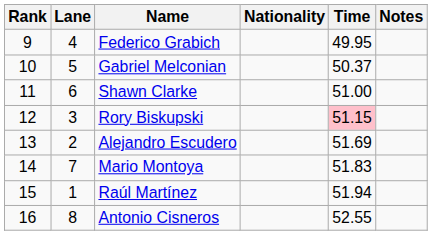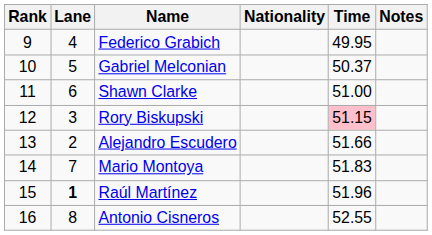(352, 142) 51.69 -> (352, 142) 51.66
(73, 192) normal -> (73, 192) bold
(352, 192) 51.94 -> (352, 192) 51.96
